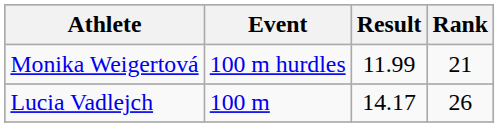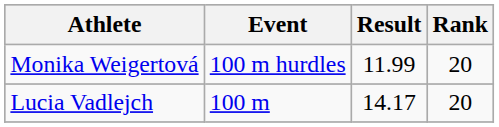(460, 63) 21 -> (460, 63) 20
(460, 102) 26 -> (460, 102) 20
